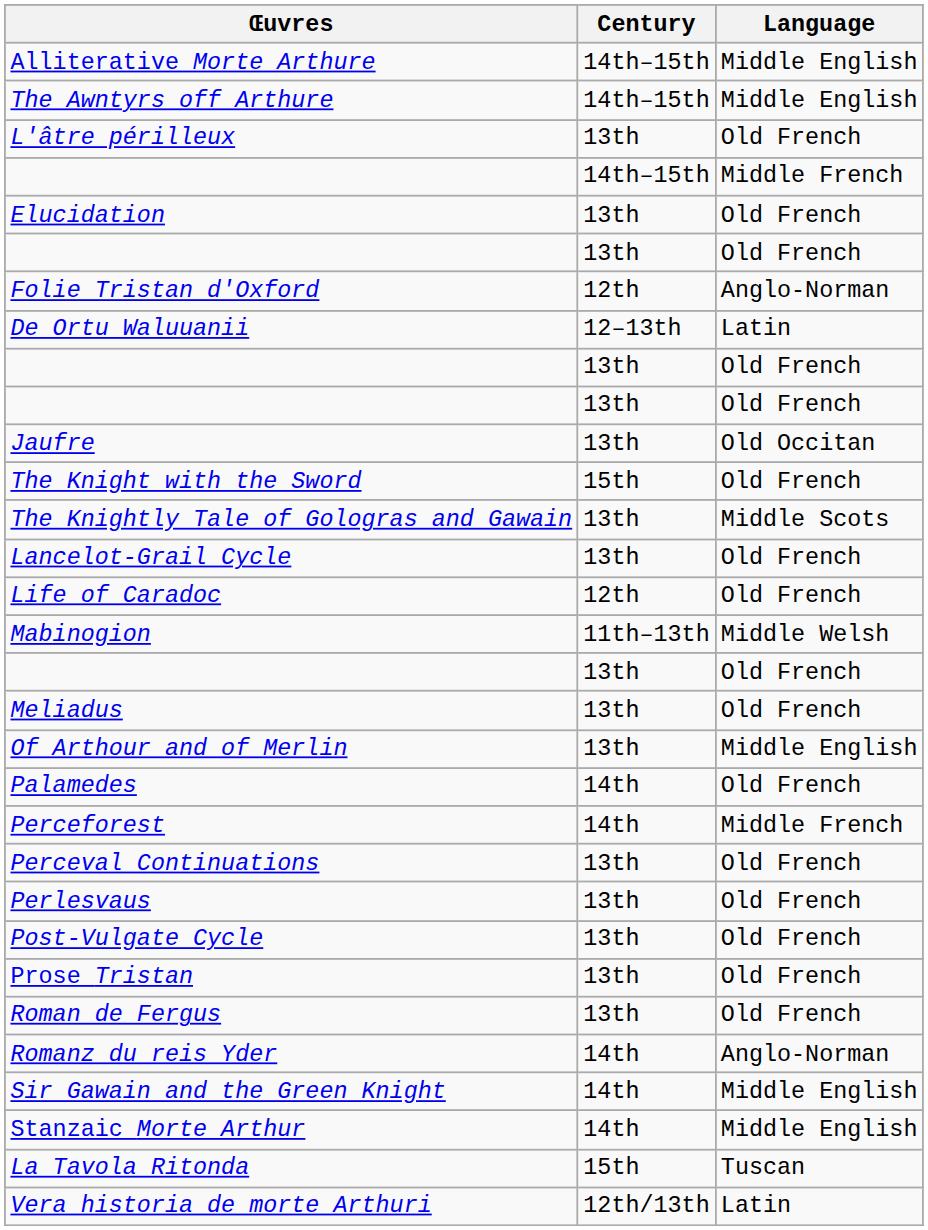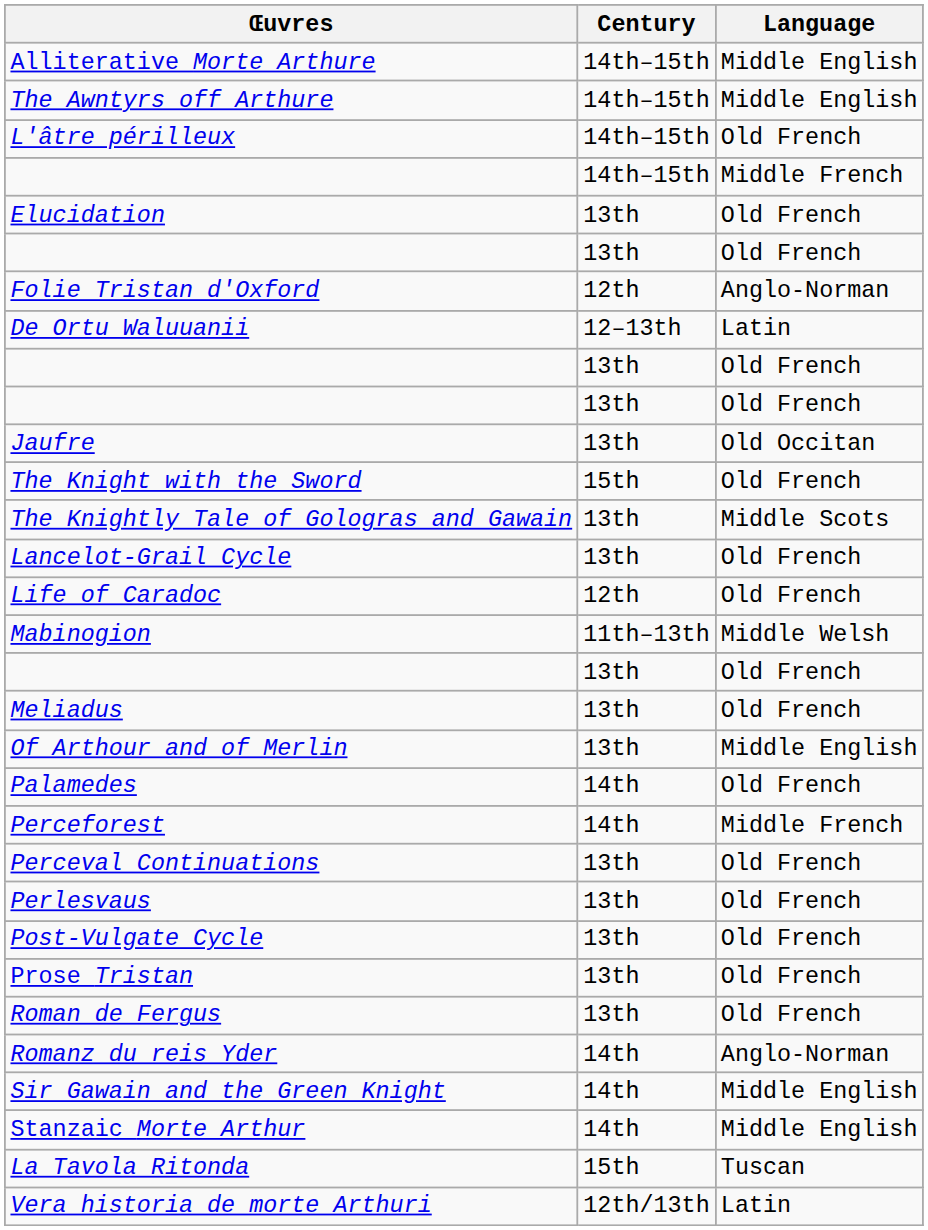(611, 138) 13th -> (647, 138) 14th–15th
